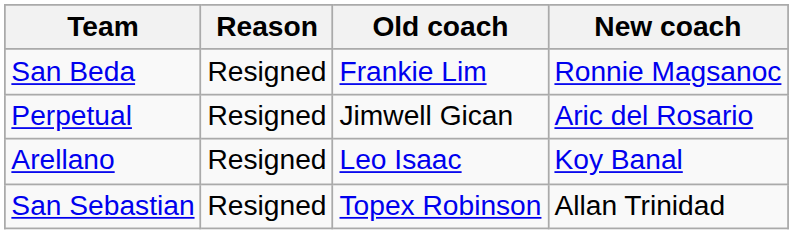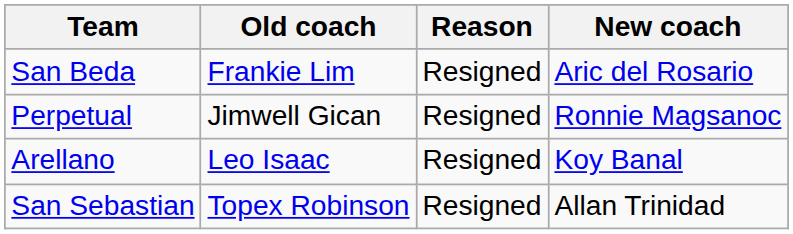columns swapped: (440, 26) <-> (267, 26)
(668, 71) Ronnie Magsanoc -> (654, 71) Aric del Rosario
(654, 116) Aric del Rosario -> (668, 116) Ronnie Magsanoc
